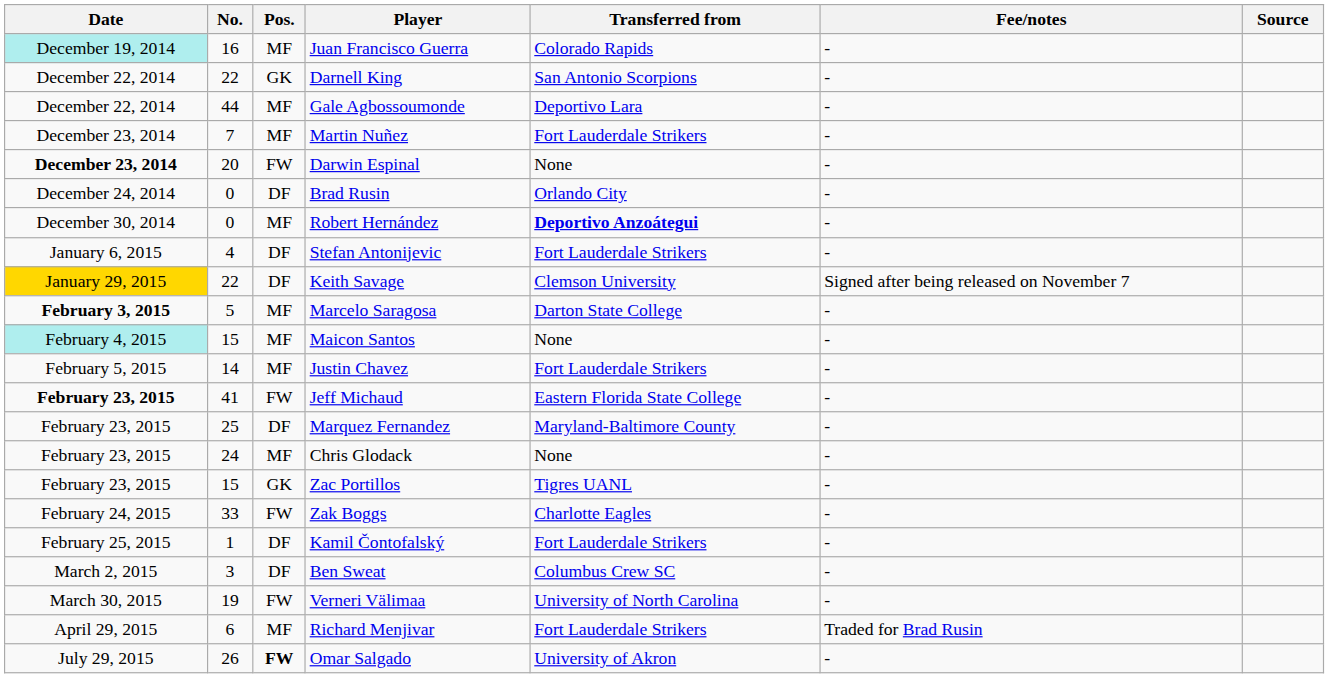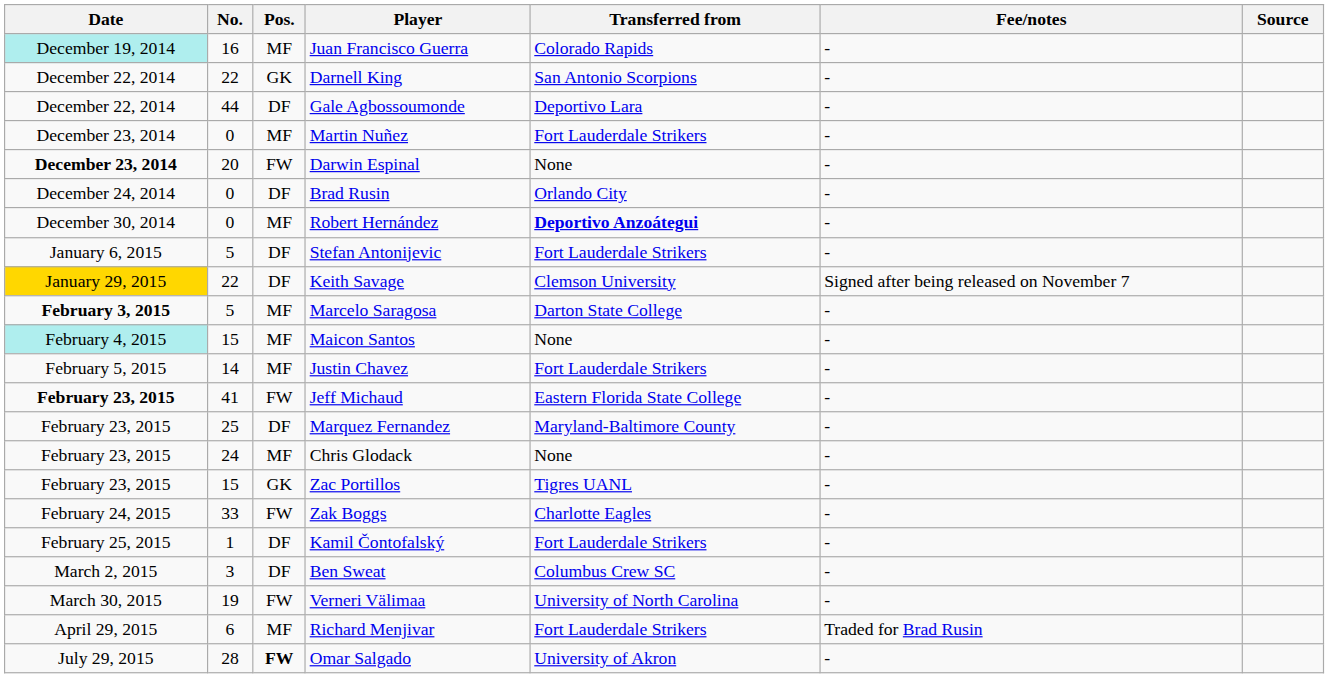(279, 106) MF -> (279, 106) DF
(230, 135) 7 -> (230, 135) 0
(230, 251) 4 -> (230, 251) 5
(230, 658) 26 -> (230, 658) 28
